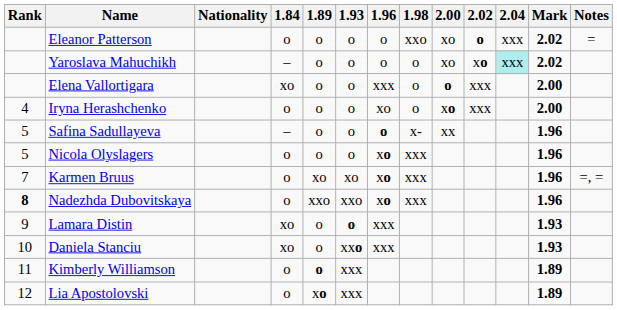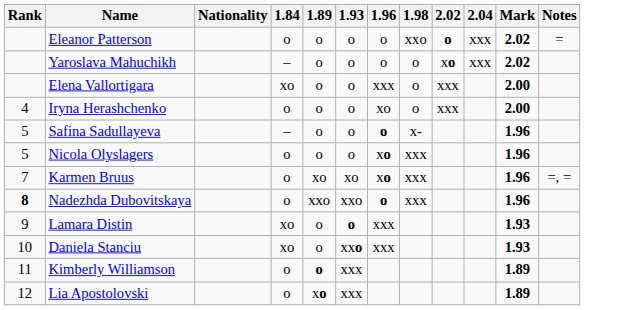- column: (448, 16)
(512, 62) paleturquoise background -> (480, 62) no background
(384, 200) xo -> (384, 200) o
